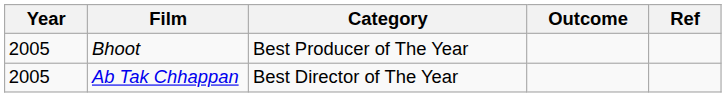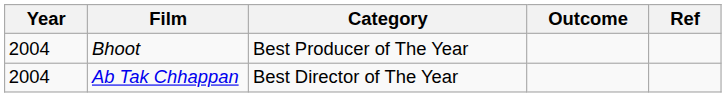(29, 48) 2005 -> (29, 48) 2004
(29, 77) 2005 -> (29, 77) 2004
